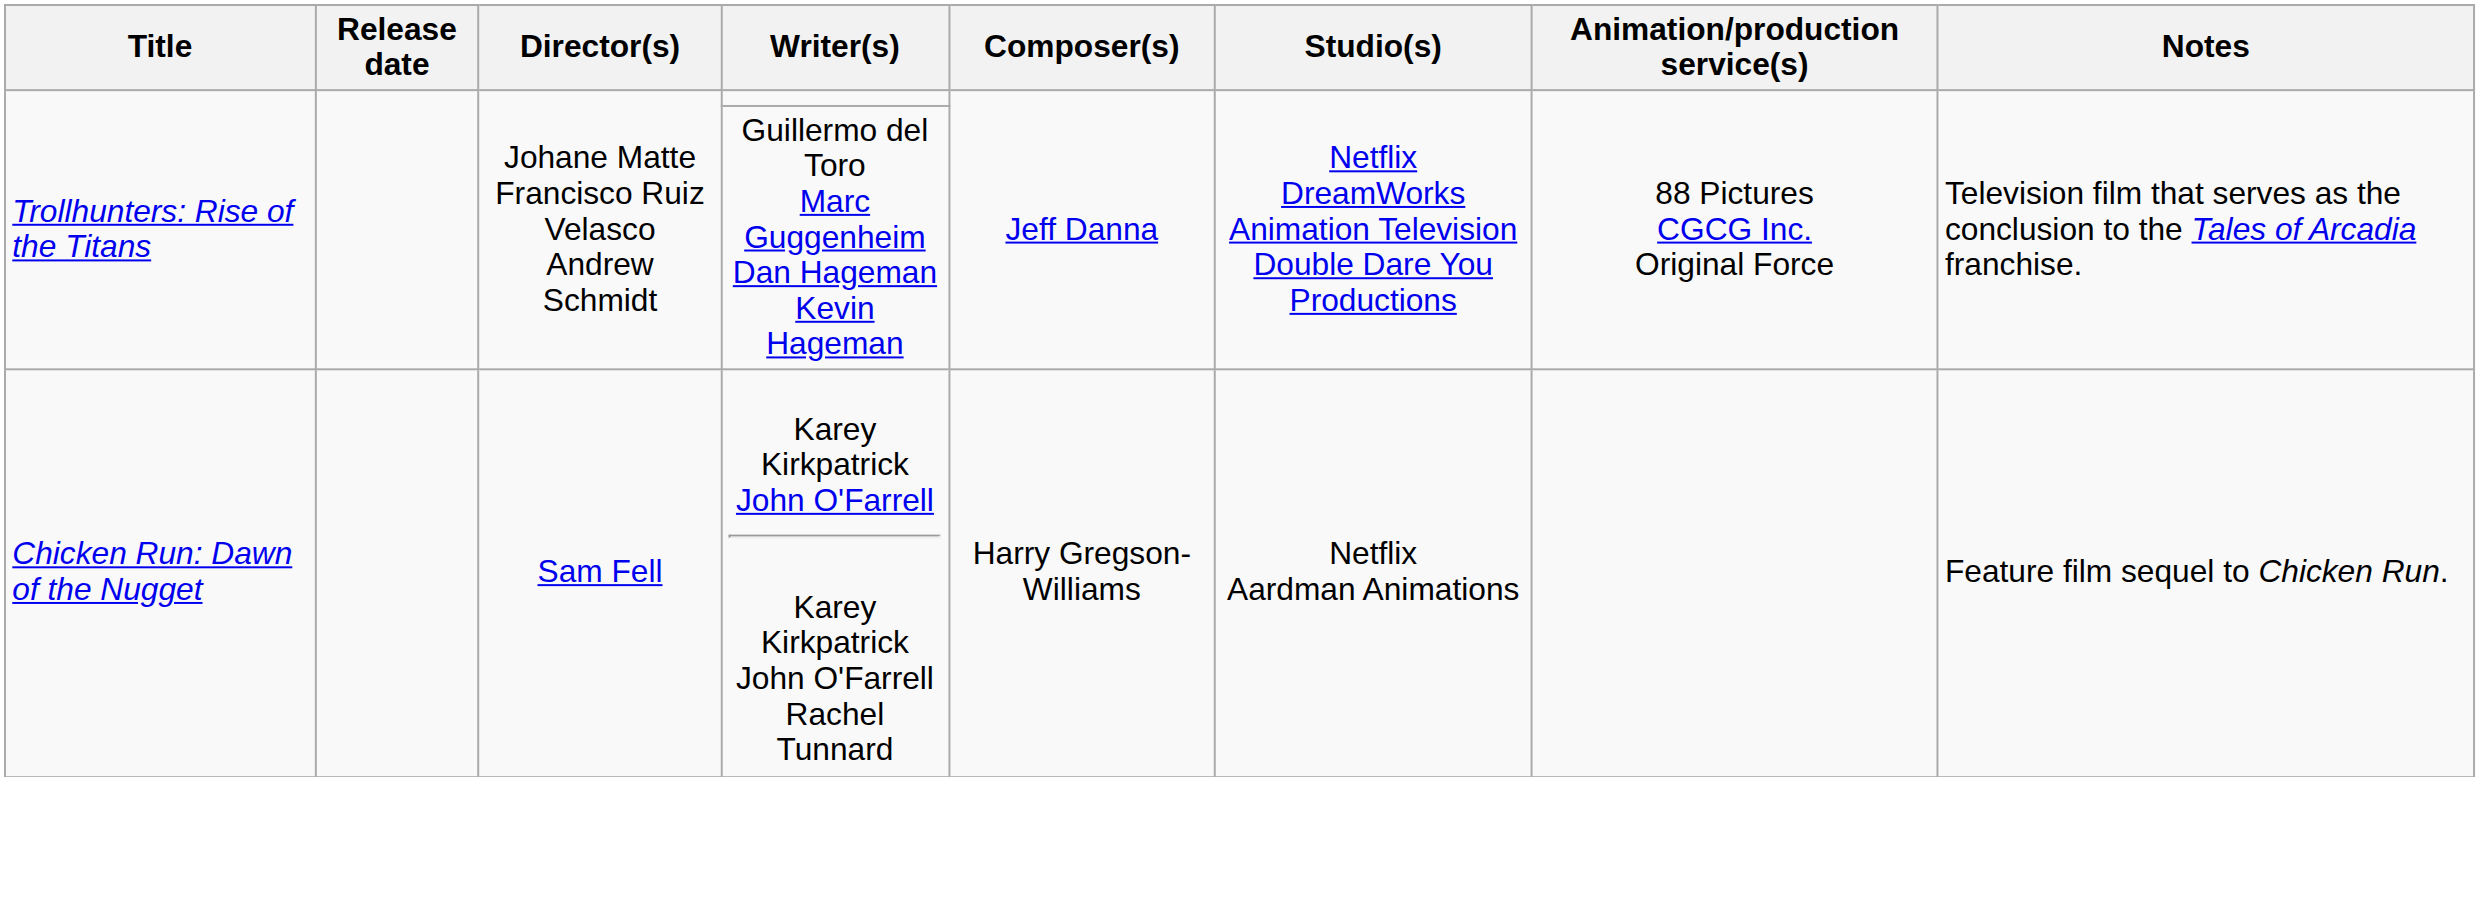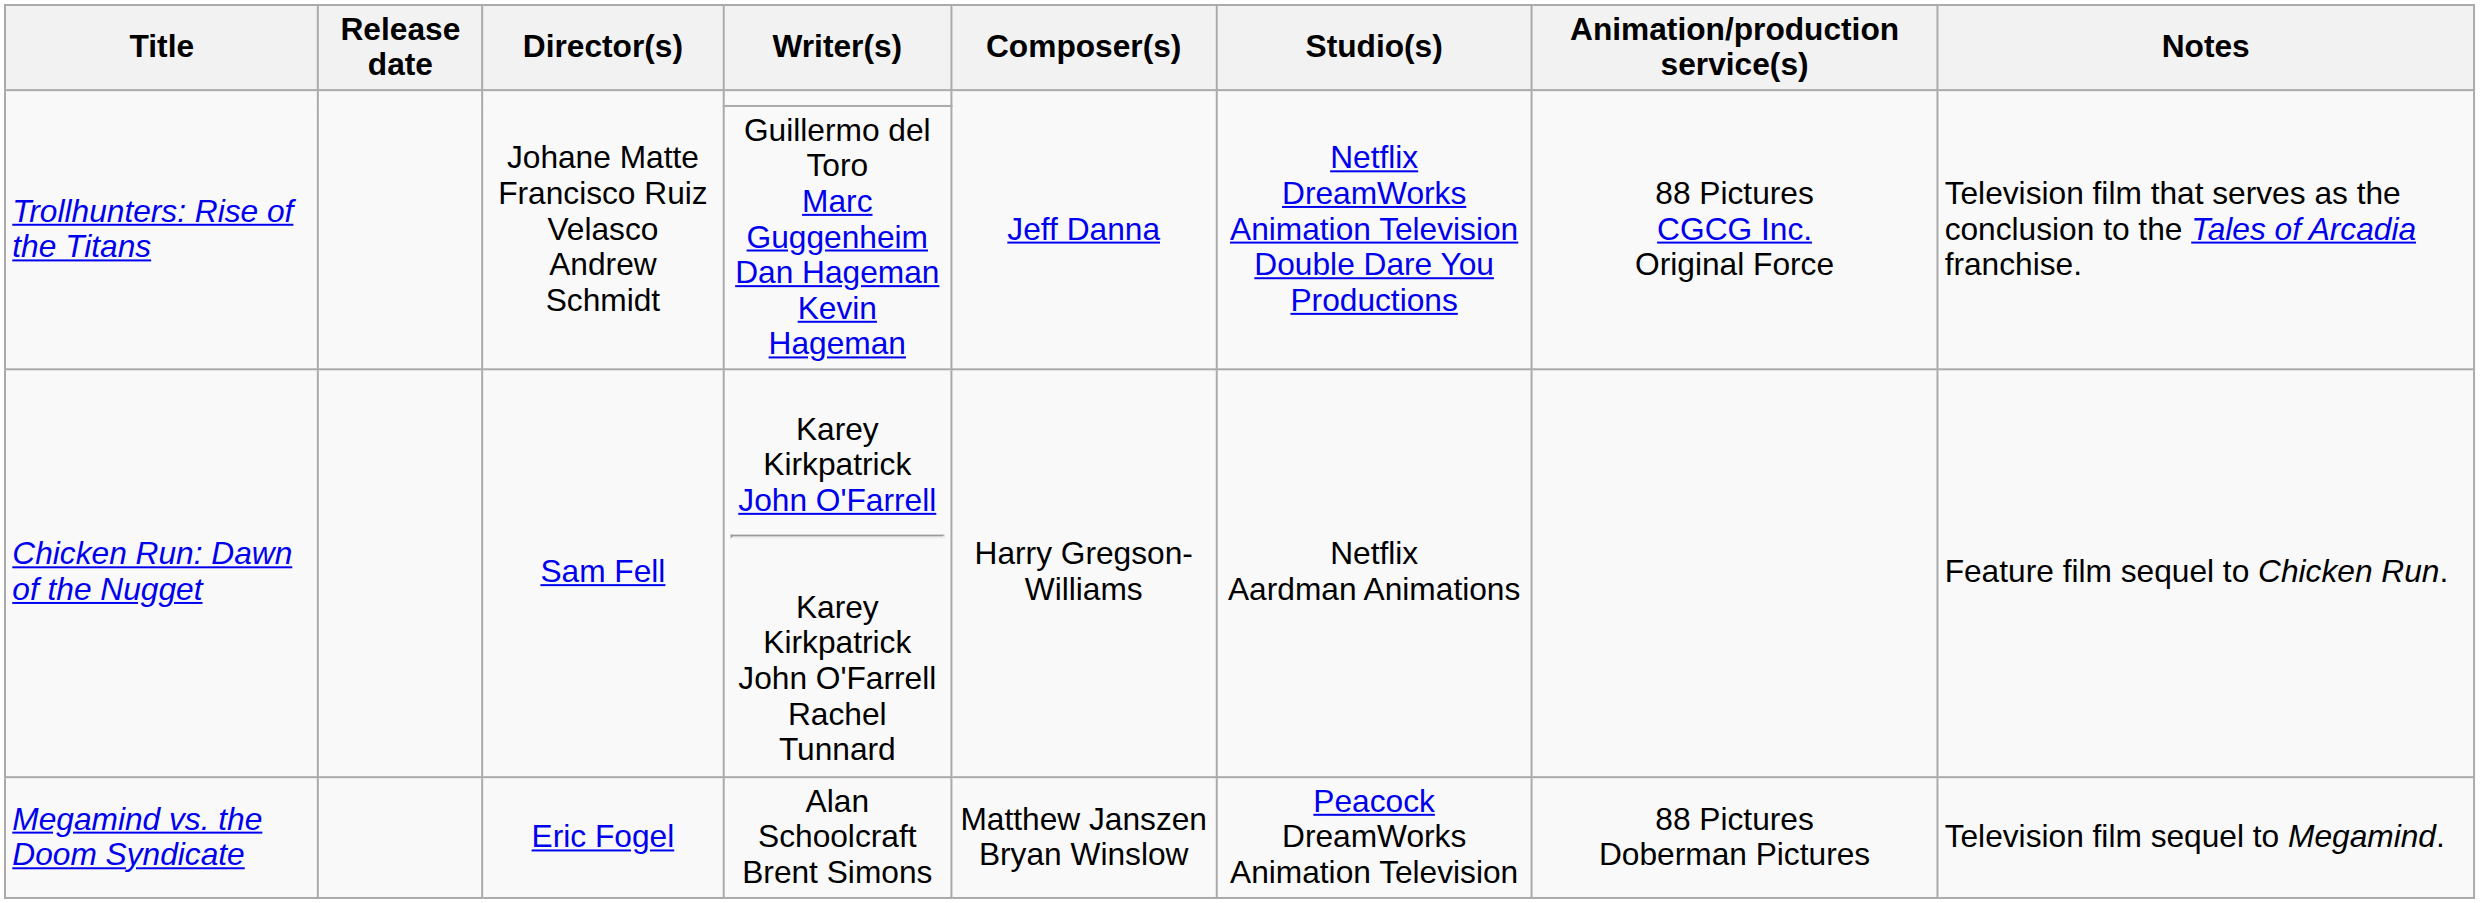+ row: (837, 836)
